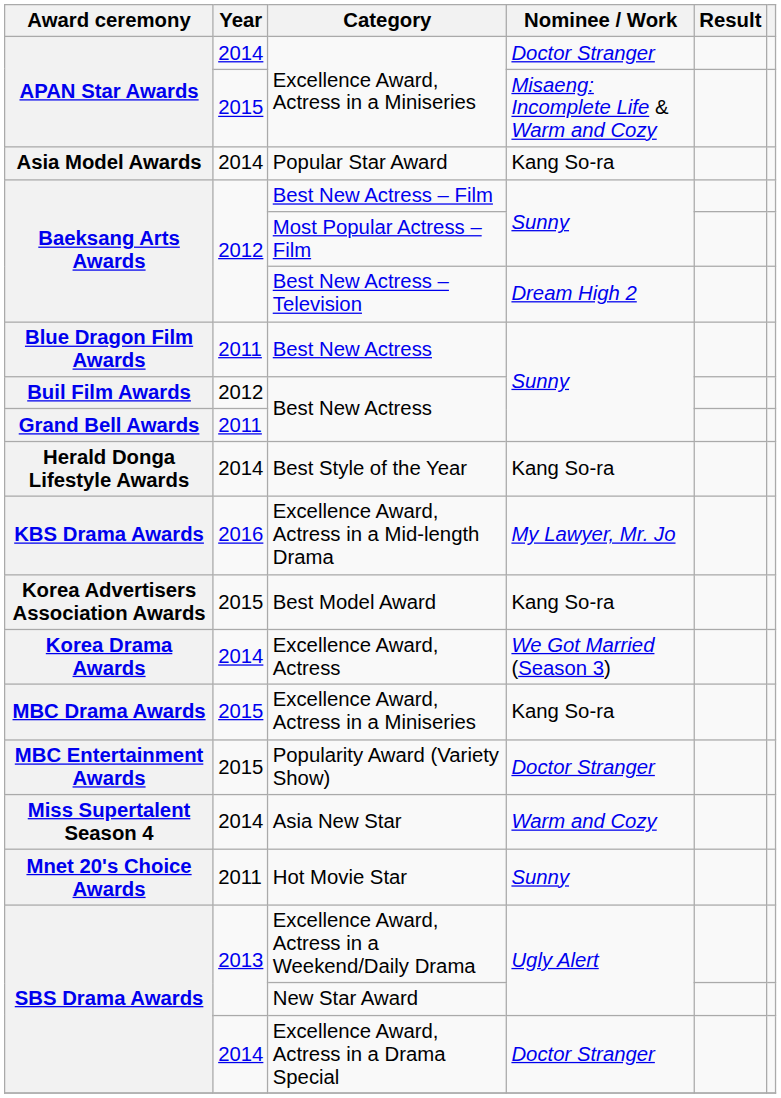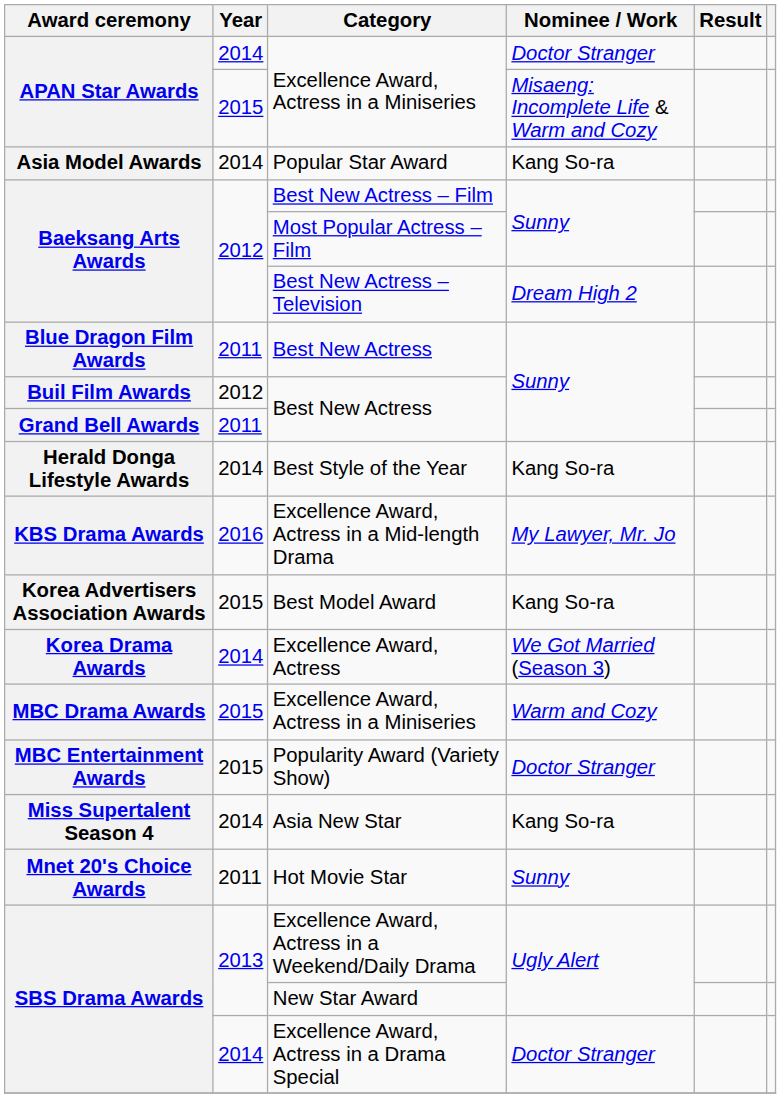(563, 711) Kang So-ra -> (584, 711) Warm and Cozy
(584, 821) Warm and Cozy -> (563, 821) Kang So-ra
